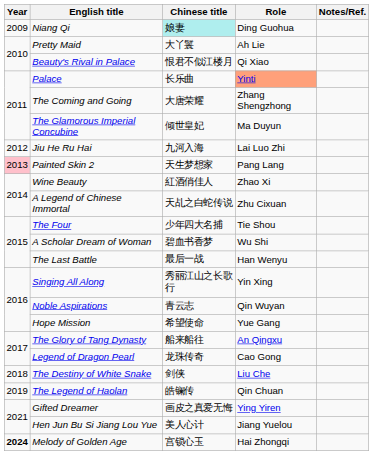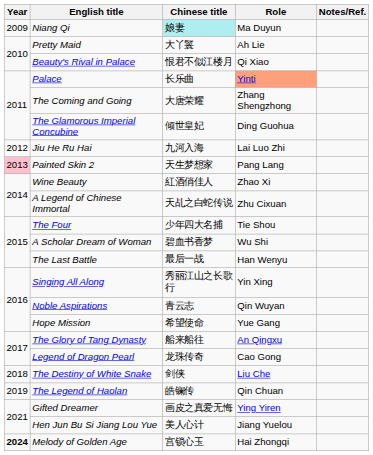(266, 28) Ding Guohua -> (259, 28) Ma Duyun
(259, 126) Ma Duyun -> (266, 126) Ding Guohua
